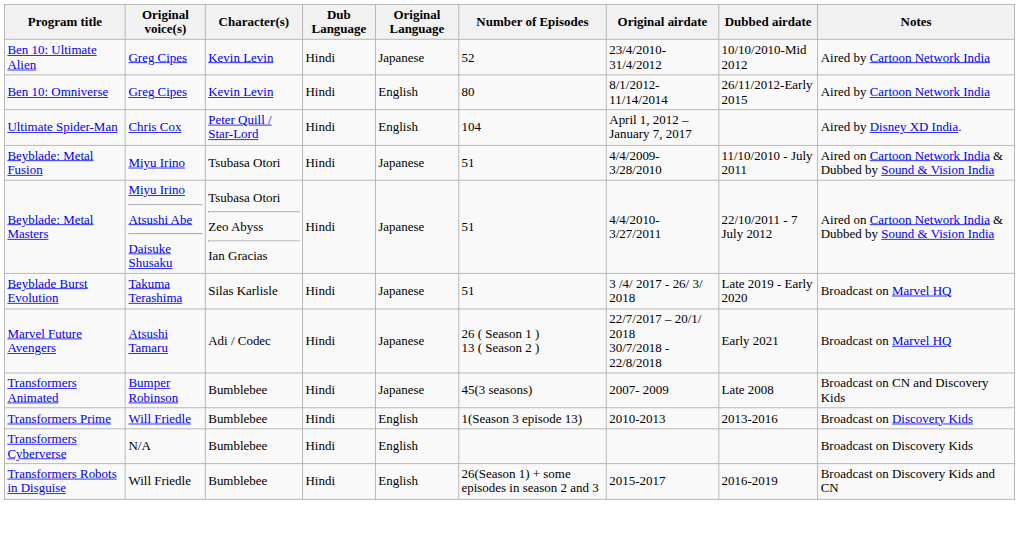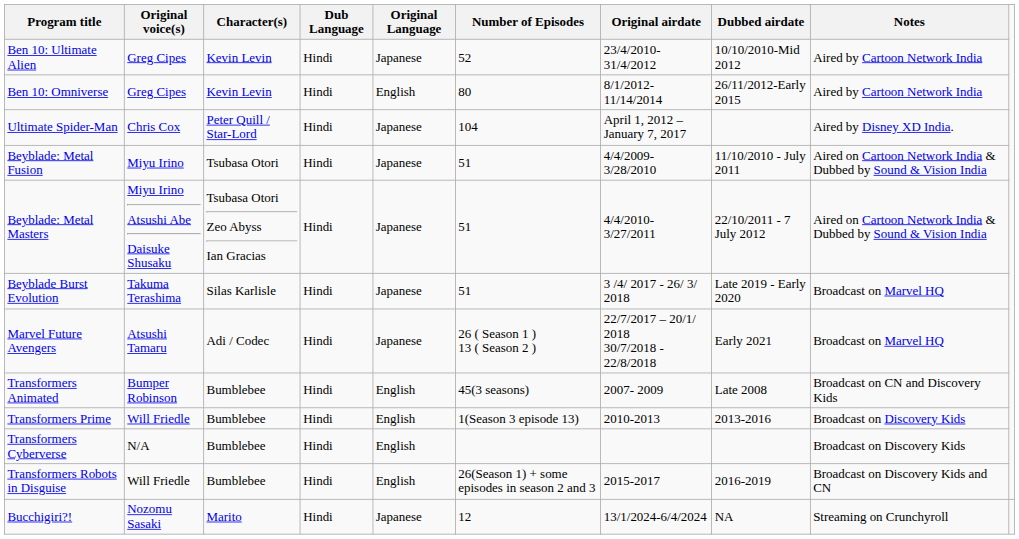(398, 127) English -> (399, 127) Japanese
(401, 390) Japanese -> (396, 390) English
+ row: (40, 516)
